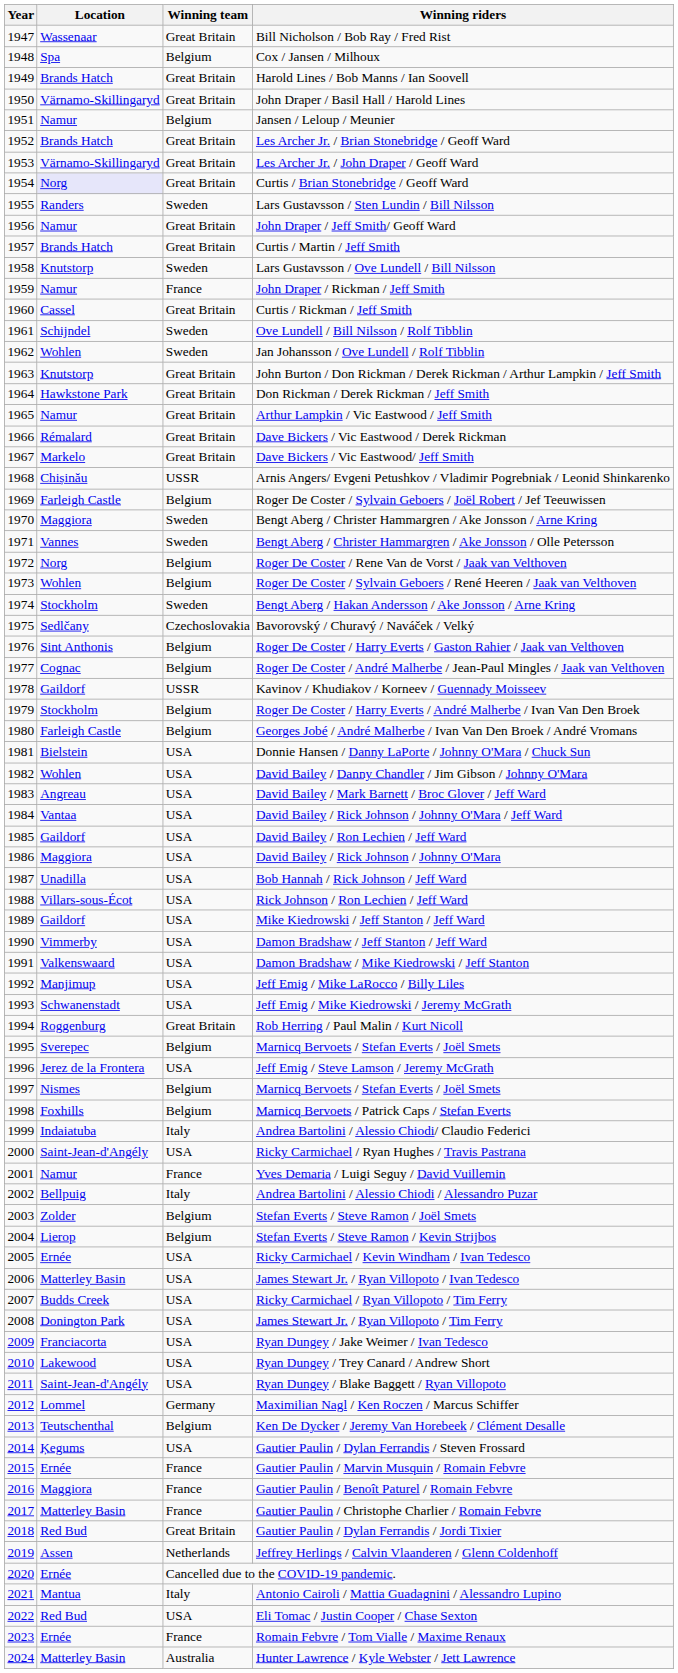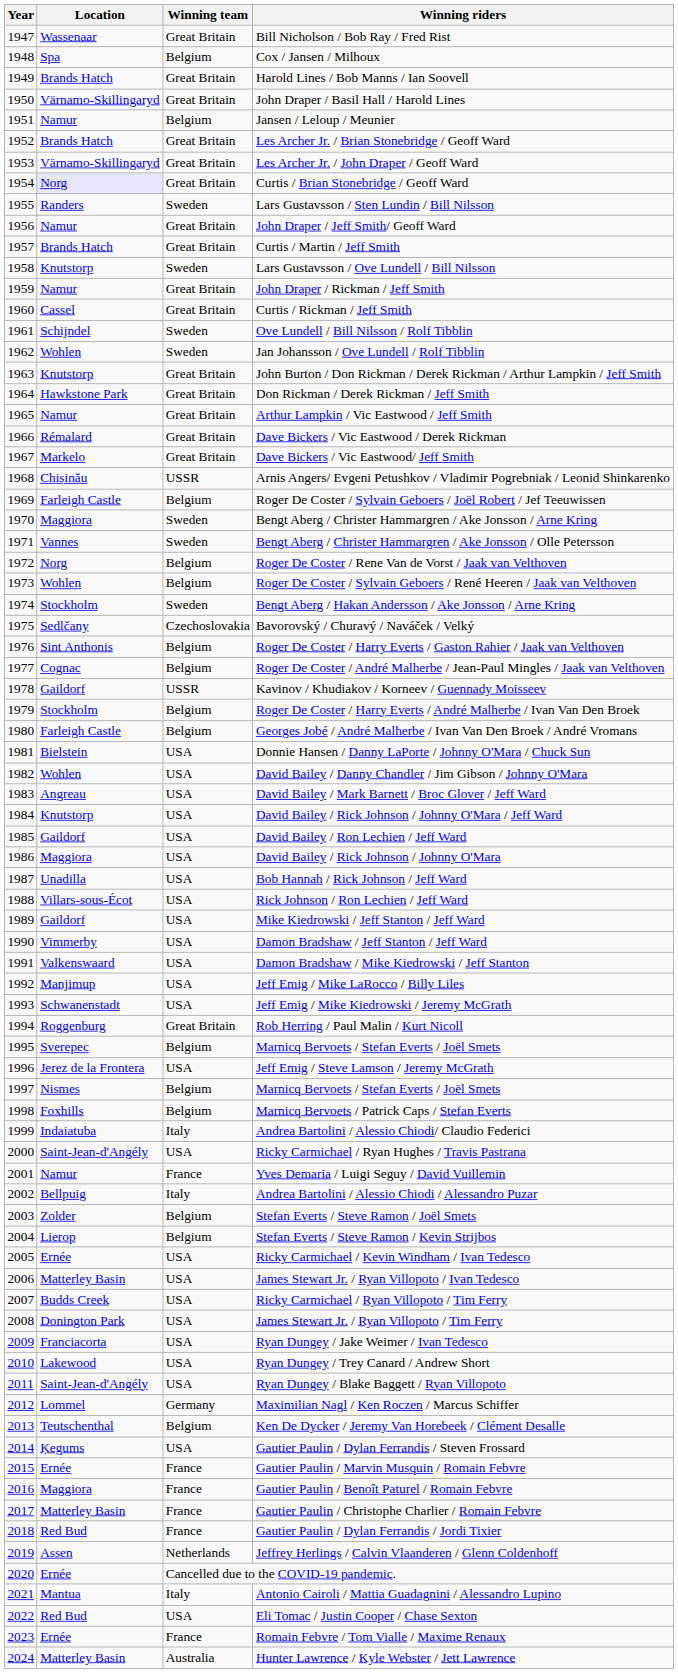(184, 288) France -> (201, 288) Great Britain
(58, 815) Vantaa -> (67, 815) Knutstorp
(201, 1531) Great Britain -> (184, 1531) France
